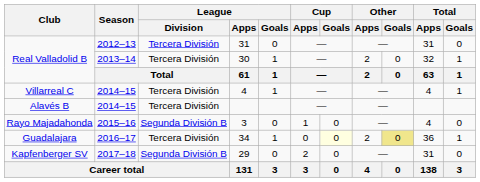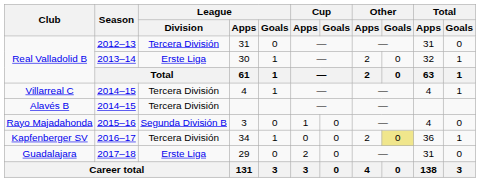(184, 59) Tercera División -> (184, 59) Erste Liga
(50, 138) Guadalajara -> (50, 138) Kapfenberger SV
(336, 138) lightyellow background -> (336, 138) no background
(50, 153) Kapfenberger SV -> (50, 153) Guadalajara
(184, 153) Segunda División B -> (184, 153) Erste Liga
